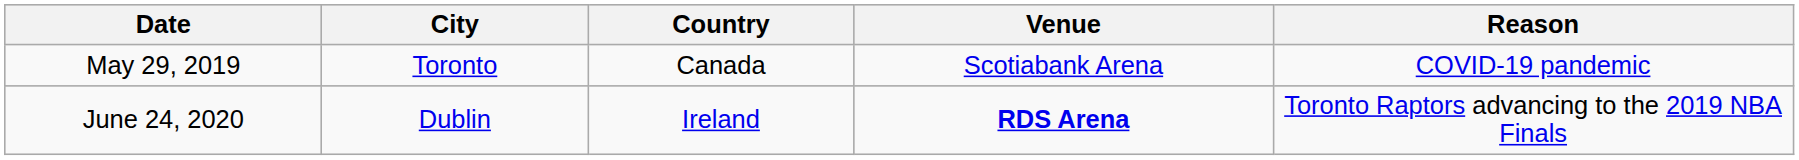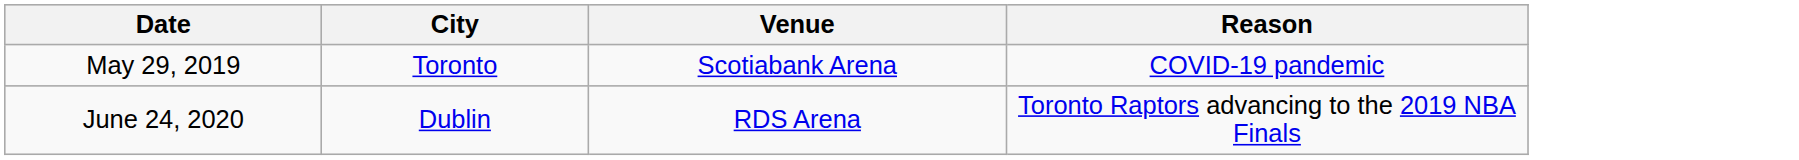- column: (721, 24)
(1063, 119) bold -> (797, 119) normal
